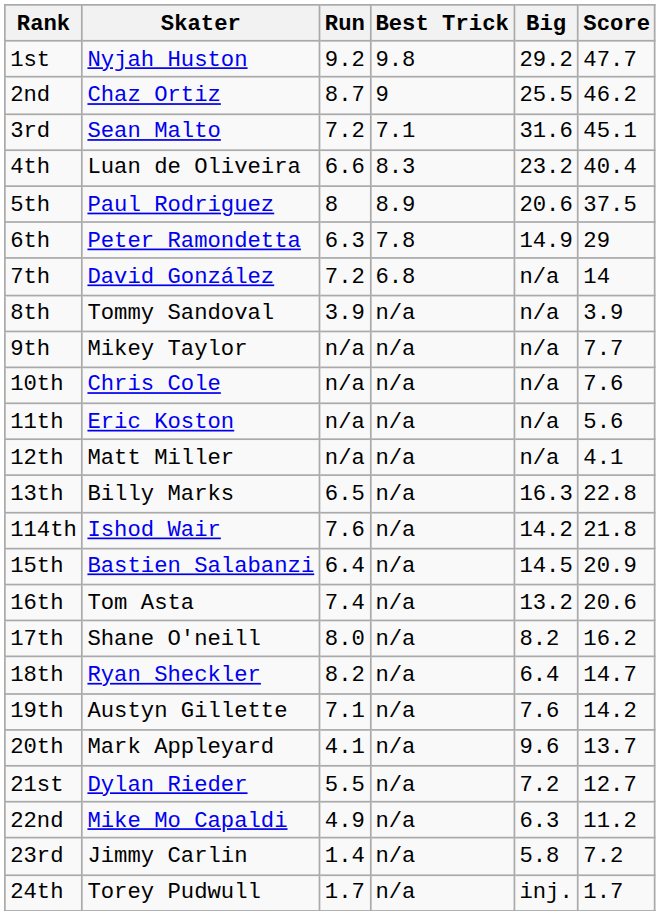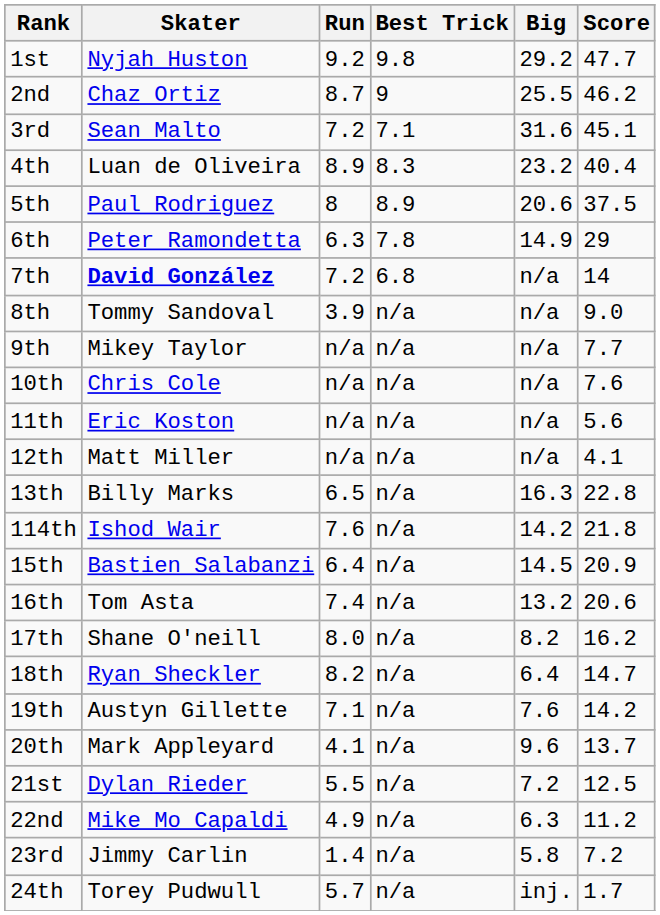(345, 168) 6.6 -> (345, 168) 8.9
(181, 277) normal -> (181, 277) bold
(603, 313) 3.9 -> (603, 313) 9.0
(610, 784) 12.7 -> (610, 784) 12.5
(345, 893) 1.7 -> (345, 893) 5.7
